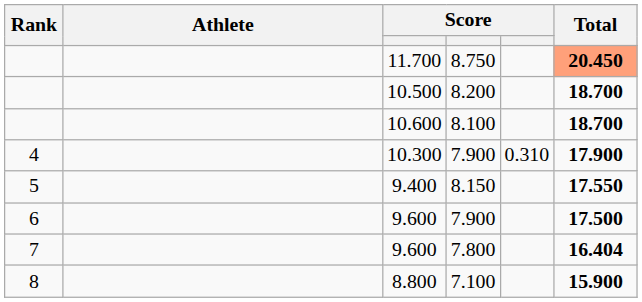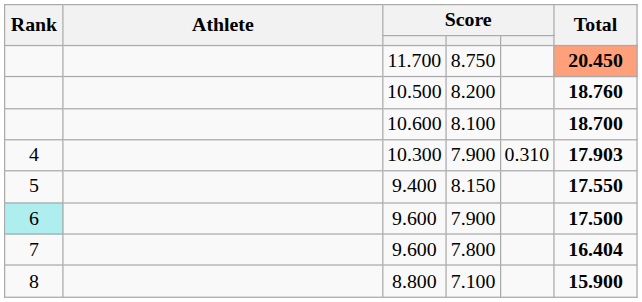(596, 92) 18.700 -> (596, 92) 18.760
(596, 155) 17.900 -> (596, 155) 17.903
(34, 218) no background -> (34, 218) paleturquoise background
